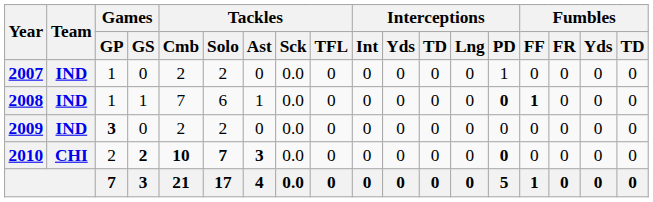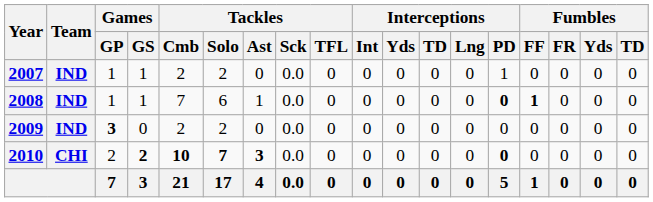(143, 73) 0 -> (143, 73) 1
